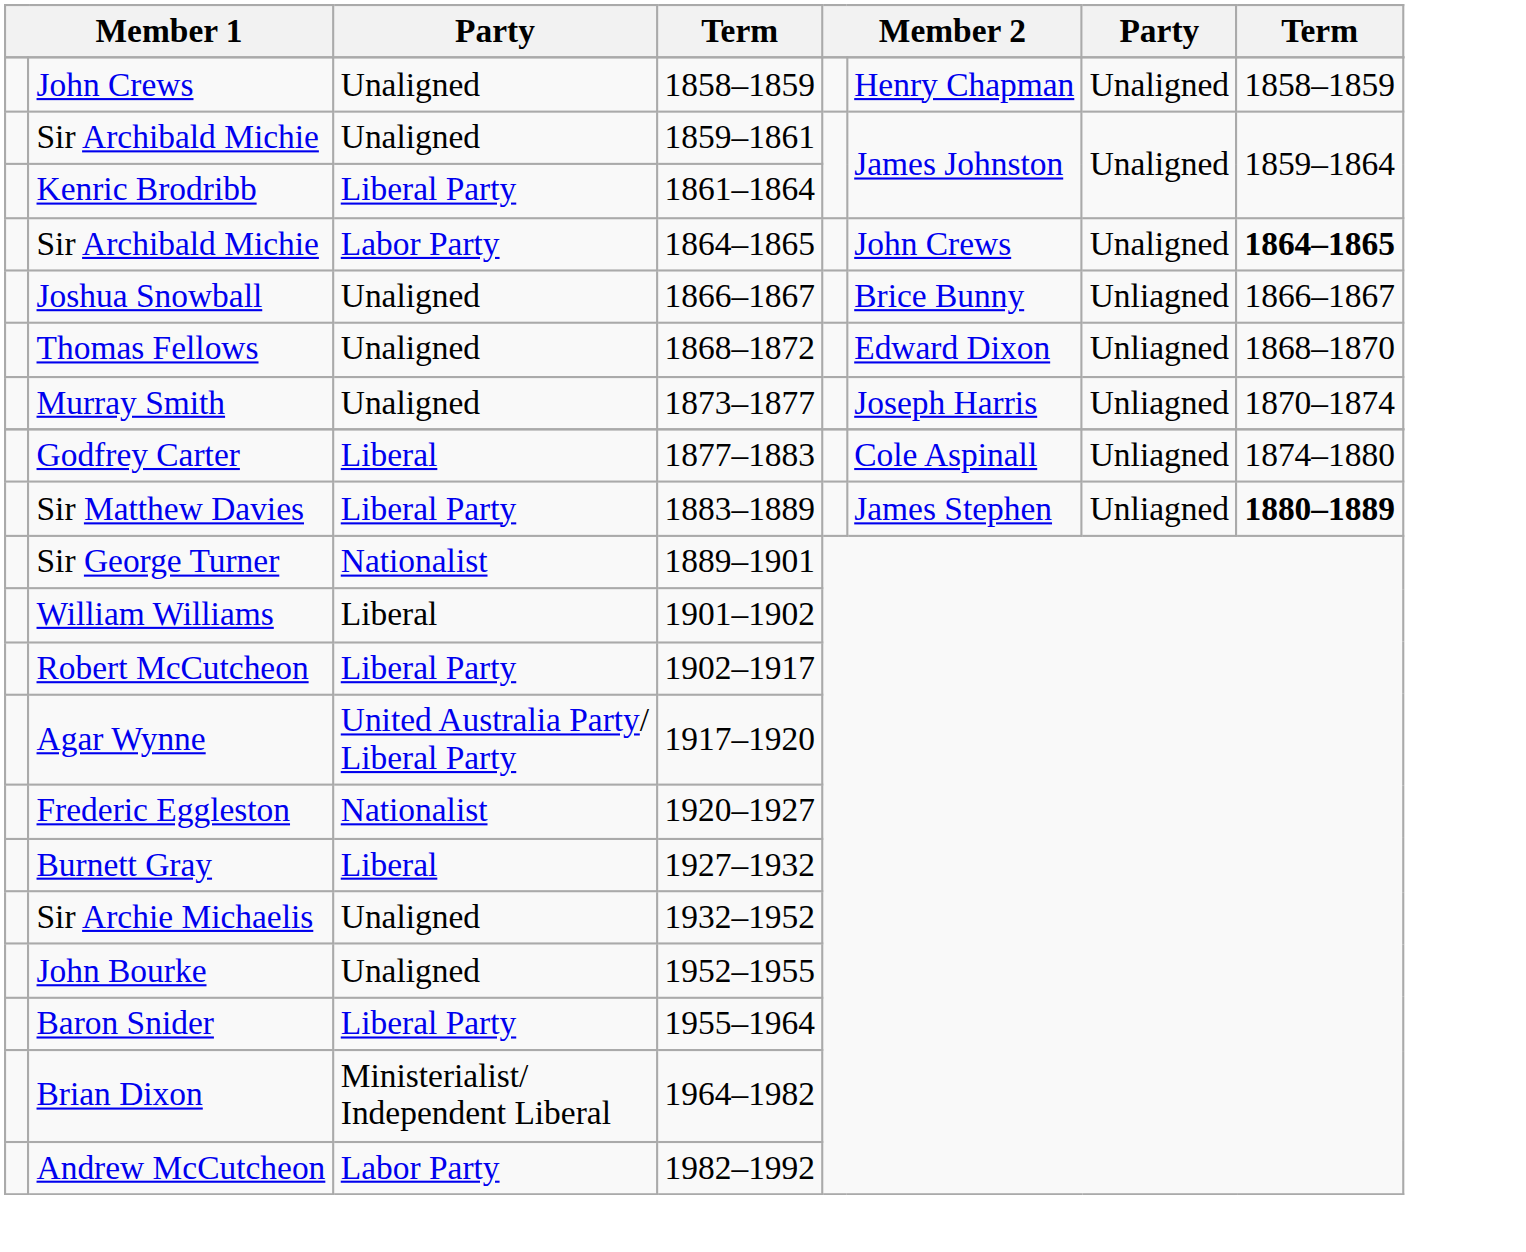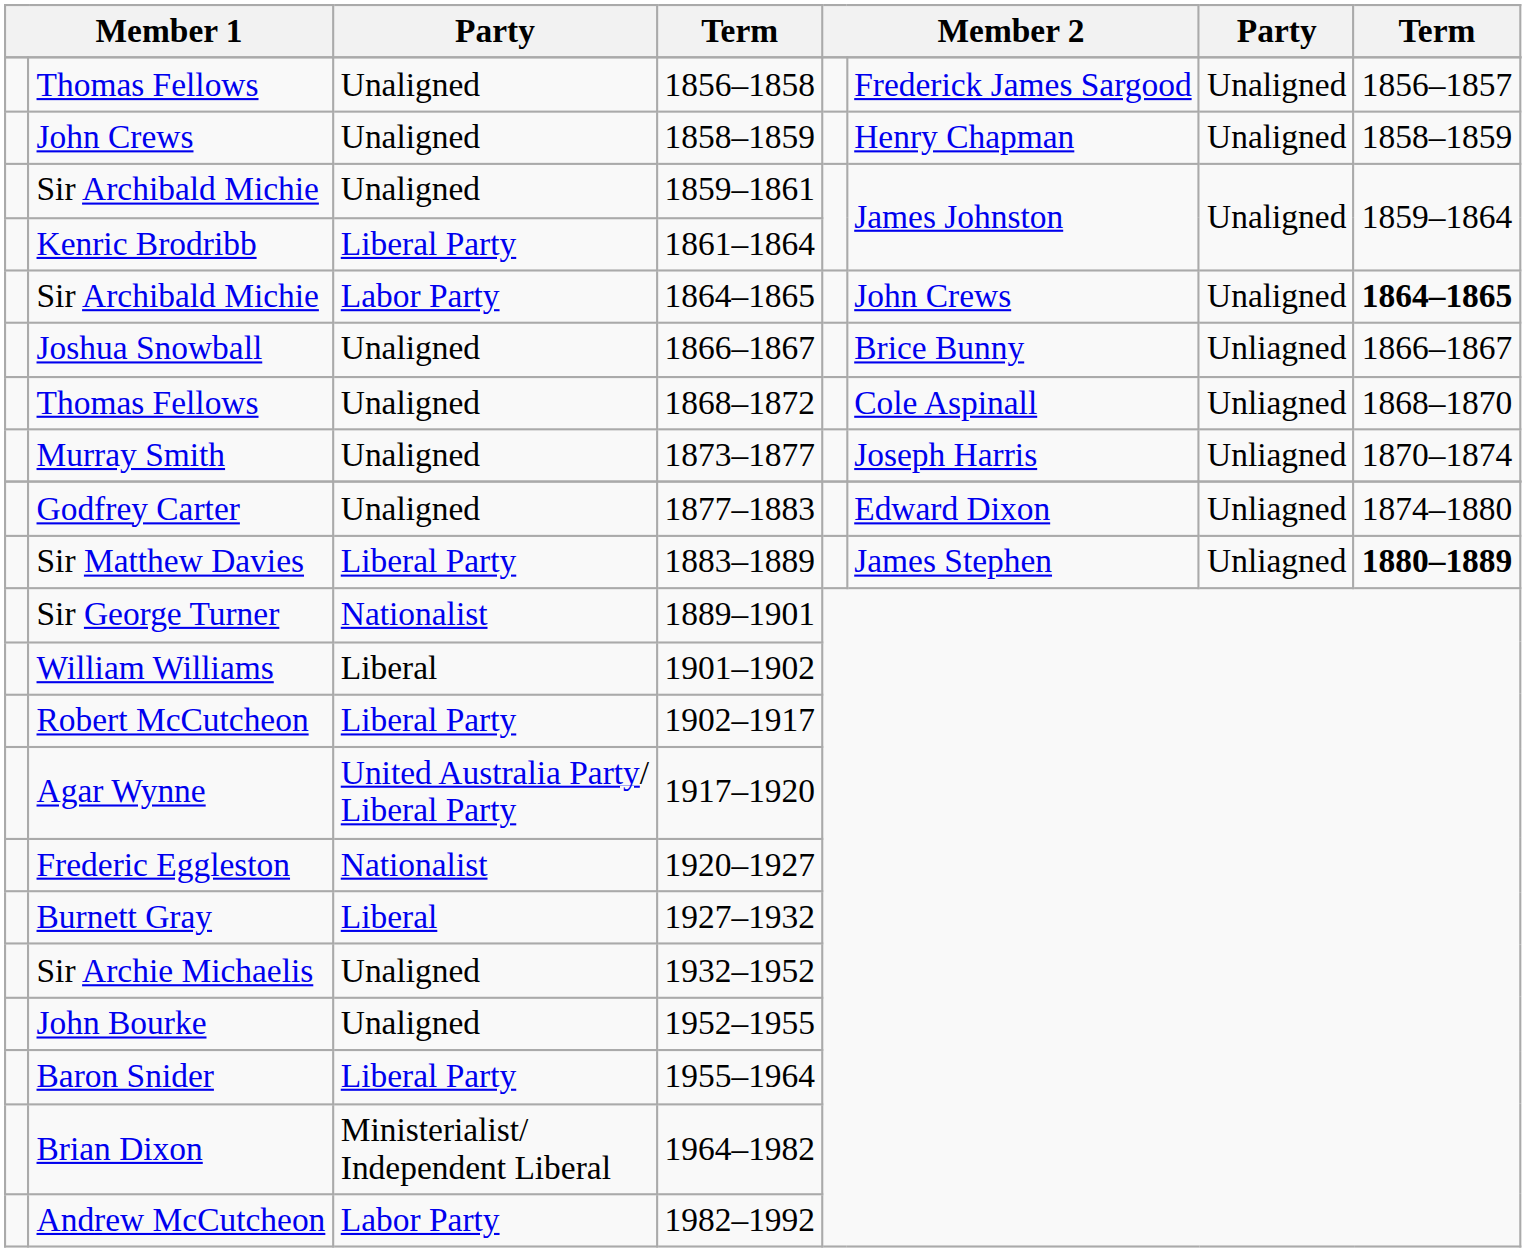+ row: (148, 84)
(952, 349) Edward Dixon -> (946, 402) Cole Aspinall
(389, 455) Liberal -> (410, 508) Unaligned
(946, 455) Cole Aspinall -> (952, 508) Edward Dixon
